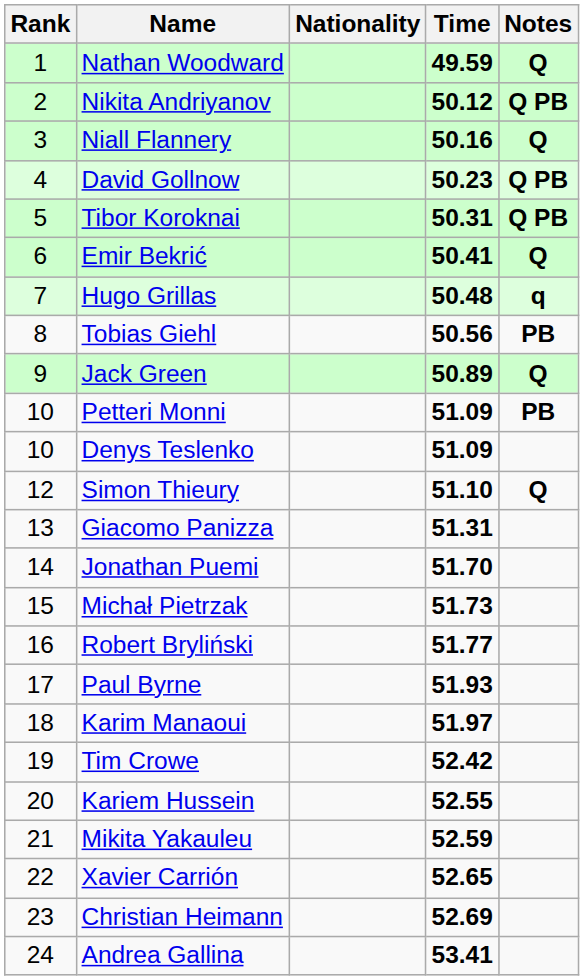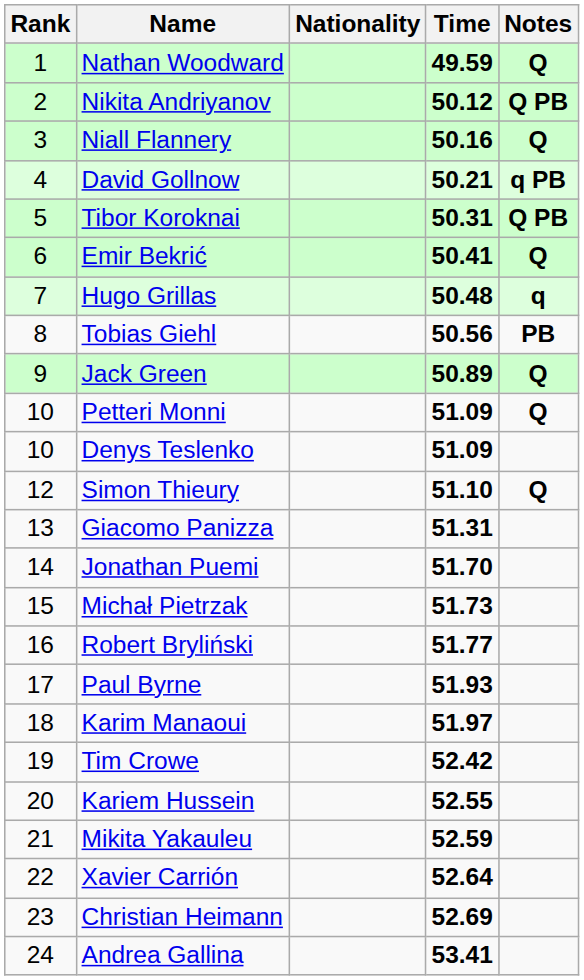(462, 179) 50.23 -> (462, 179) 50.21
(538, 179) Q PB -> (538, 179) q PB
(538, 412) PB -> (538, 412) Q
(462, 878) 52.65 -> (462, 878) 52.64
